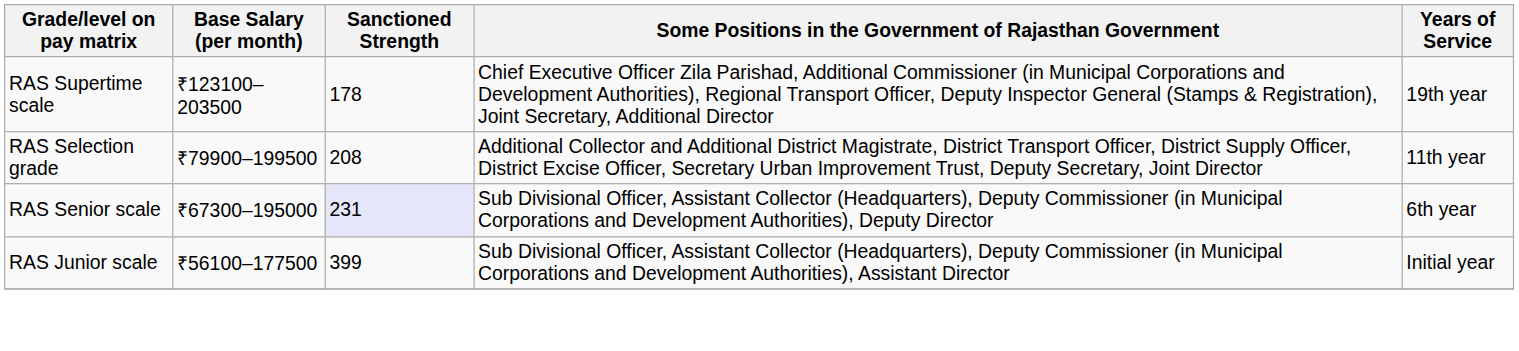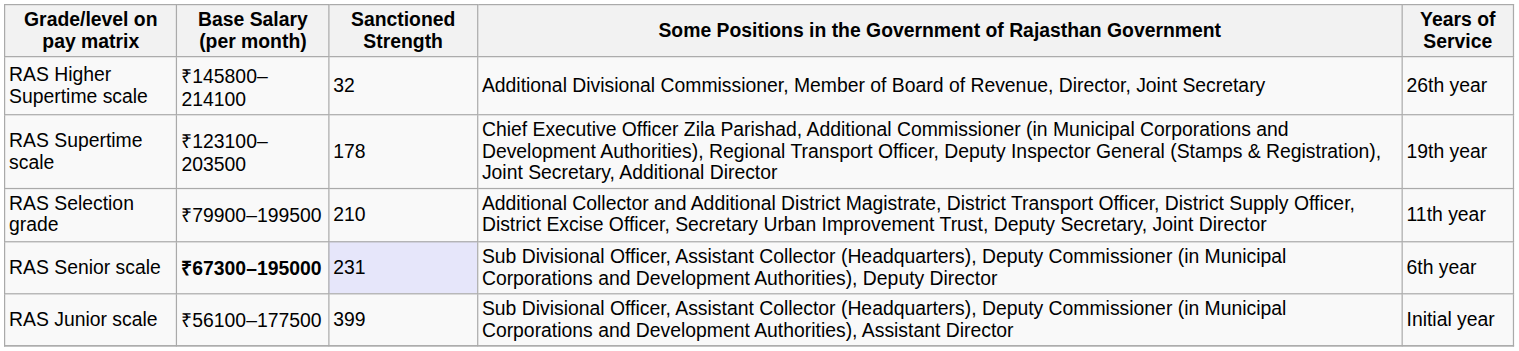+ row: (78, 85)
(346, 157) 208 -> (349, 214) 210
(247, 211) normal -> (251, 268) bold
